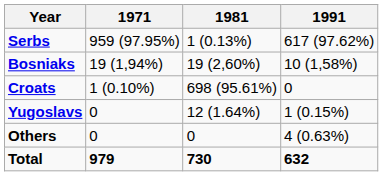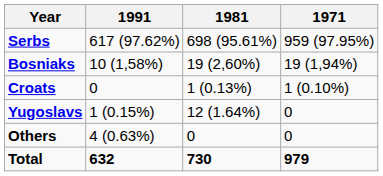columns swapped: (329, 17) <-> (135, 17)
(219, 40) 1 (0.13%) -> (232, 40) 698 (95.61%)
(232, 88) 698 (95.61%) -> (219, 88) 1 (0.13%)
